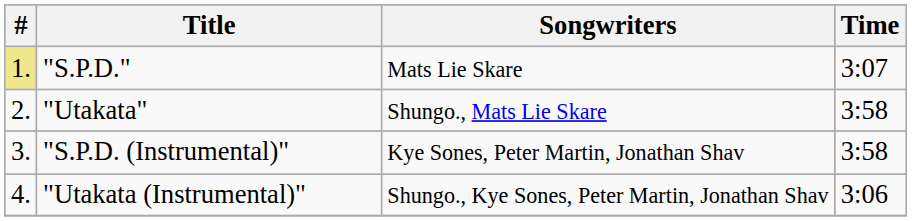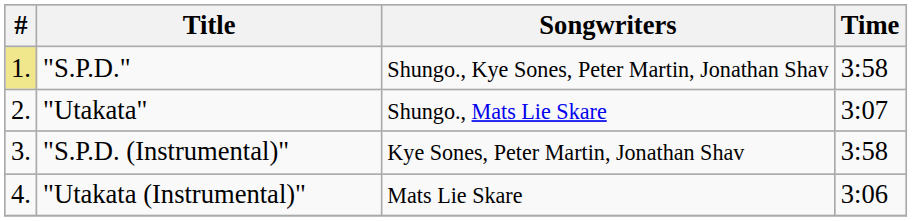(455, 69) Mats Lie Skare -> (608, 69) Shungo., Kye Sones, Peter Martin, Jonathan Shav
(864, 67) 3:07 -> (864, 67) 3:58
(864, 109) 3:58 -> (864, 109) 3:07
(608, 195) Shungo., Kye Sones, Peter Martin, Jonathan Shav -> (455, 195) Mats Lie Skare
